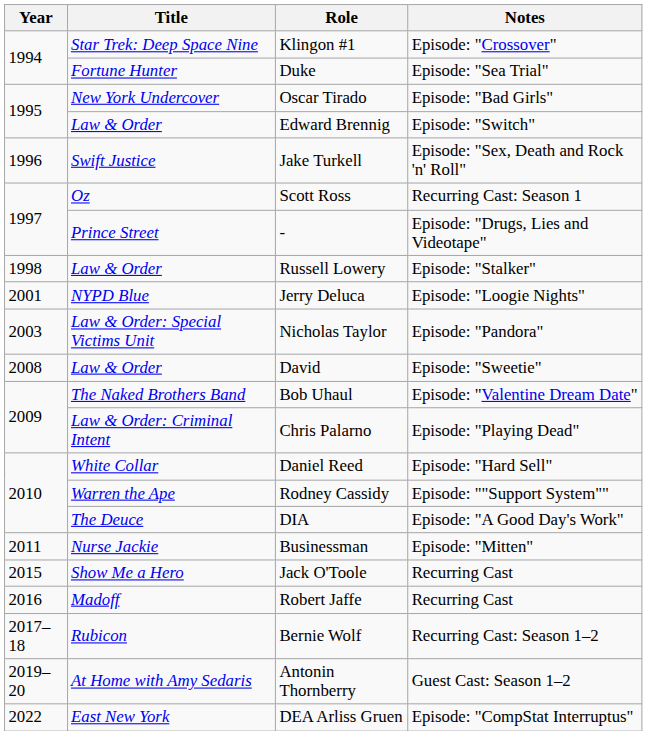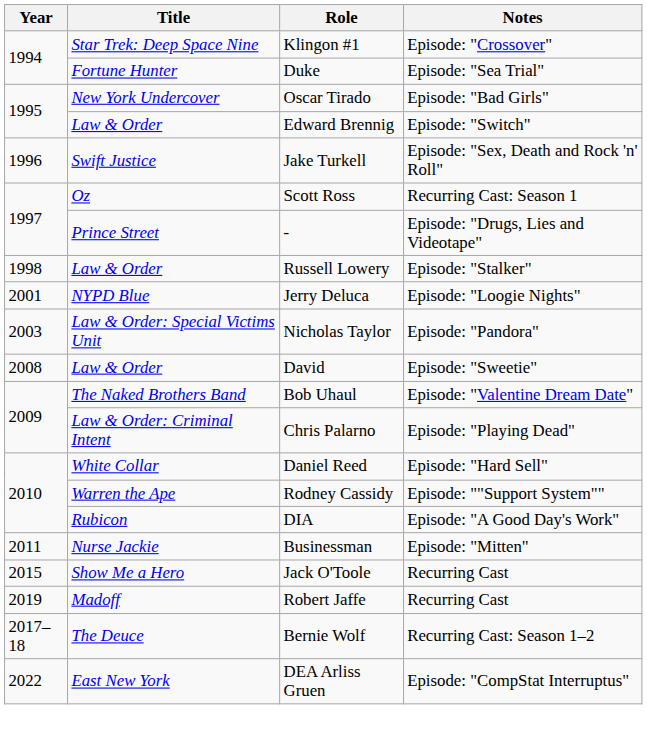(107, 519) The Deuce -> (99, 519) Rubicon
(25, 599) 2016 -> (25, 599) 2019
(99, 635) Rubicon -> (108, 635) The Deuce
- row: (318, 681)
